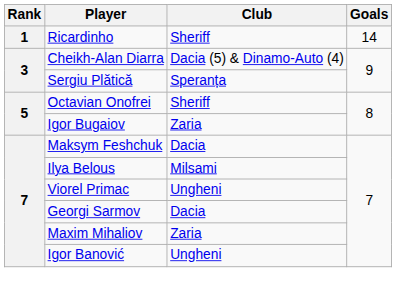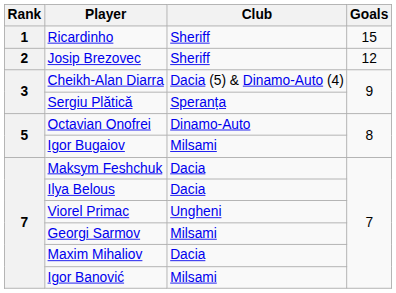(369, 37) 14 -> (369, 37) 15
+ row: (94, 59)
(190, 102) Sheriff -> (210, 124) Dinamo-Auto
(186, 124) Zaria -> (193, 146) Milsami
(193, 168) Milsami -> (188, 189) Dacia
(188, 211) Dacia -> (193, 233) Milsami
(186, 233) Zaria -> (188, 255) Dacia
(196, 255) Ungheni -> (193, 277) Milsami
